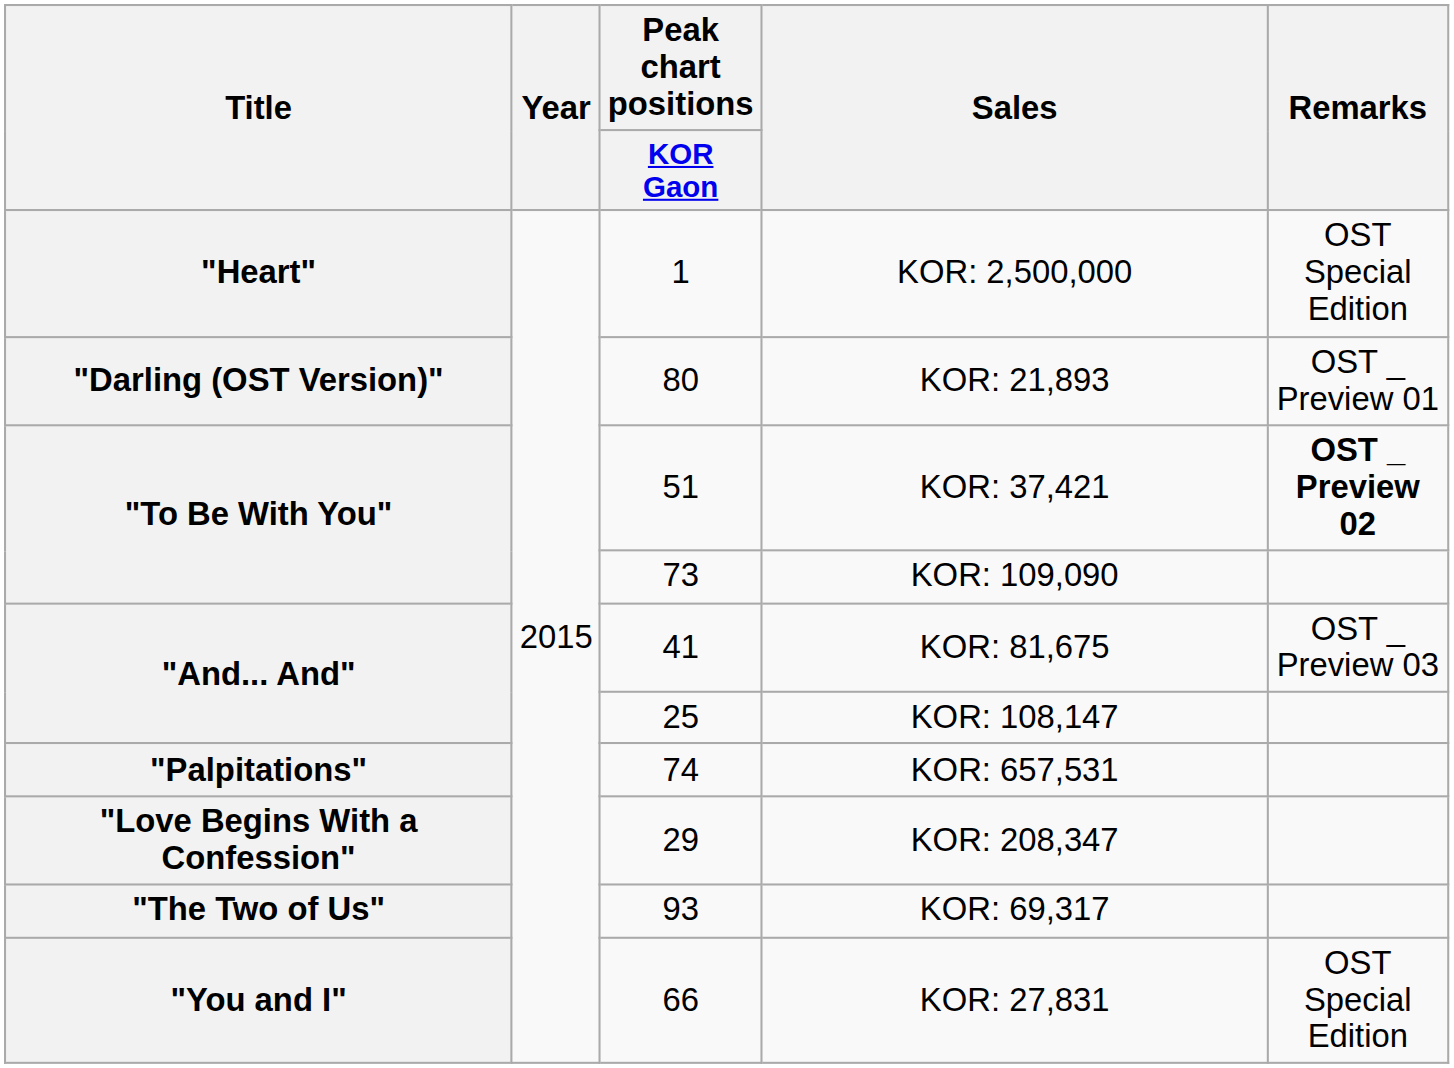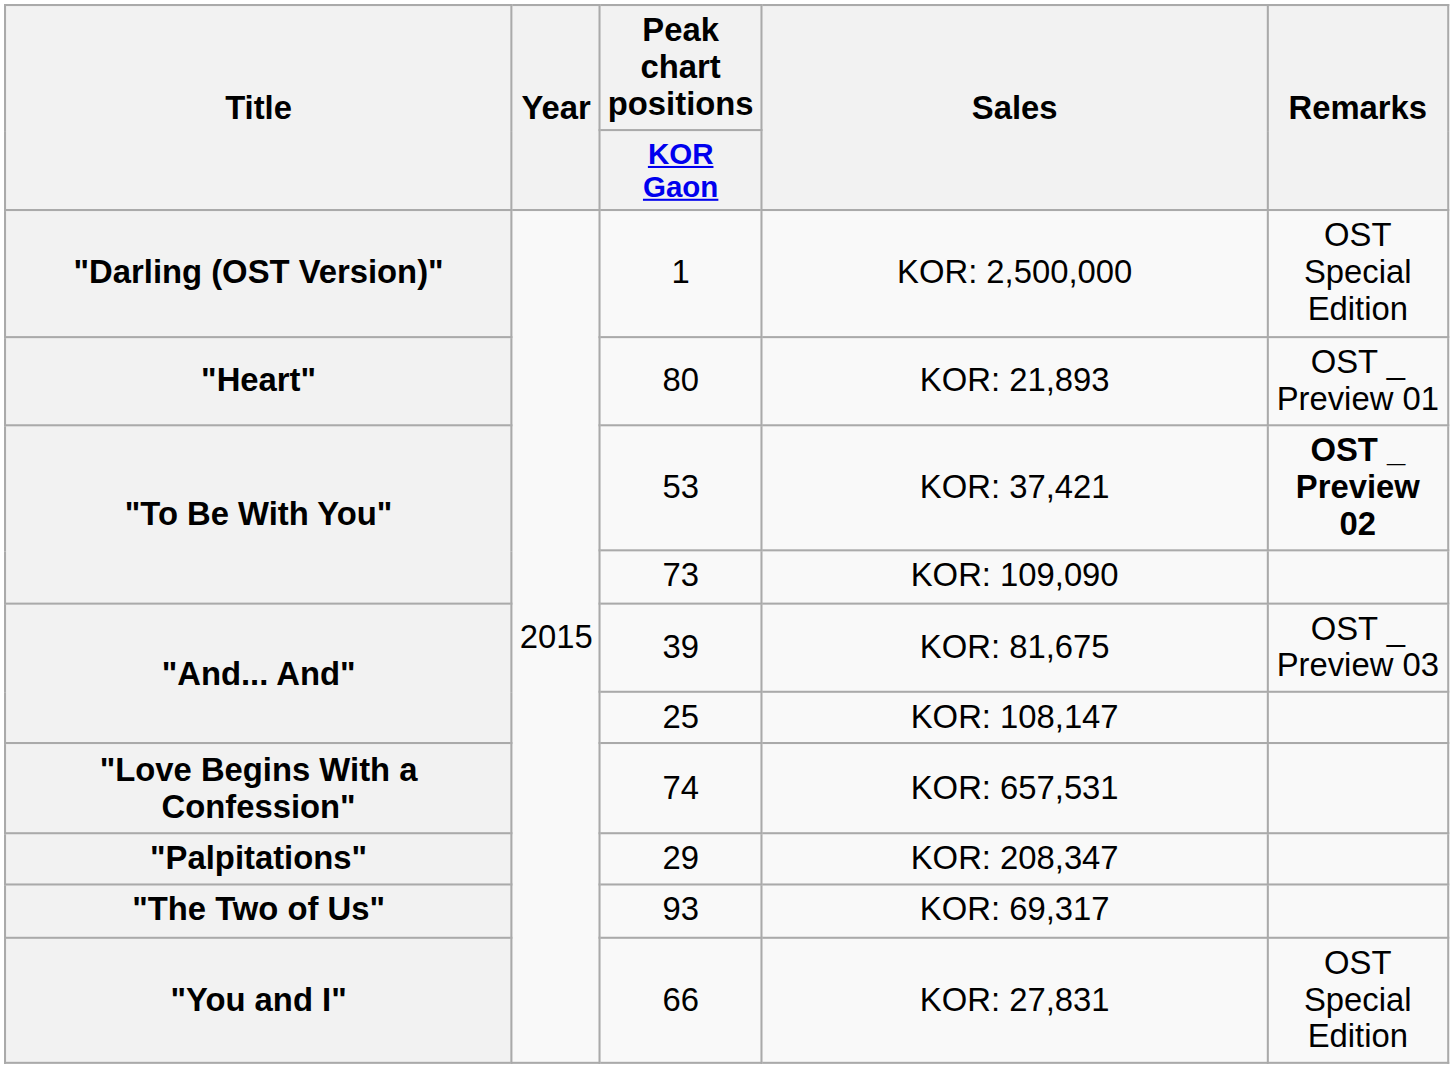(259, 272) "Heart" -> (259, 272) "Darling (OST Version)"
(259, 380) "Darling (OST Version)" -> (259, 380) "Heart"
(681, 487) 51 -> (681, 487) 53
(681, 646) 41 -> (681, 646) 39
(259, 769) "Palpitations" -> (259, 787) "Love Begins With a Confession"
(259, 839) "Love Begins With a Confession" -> (259, 858) "Palpitations"
